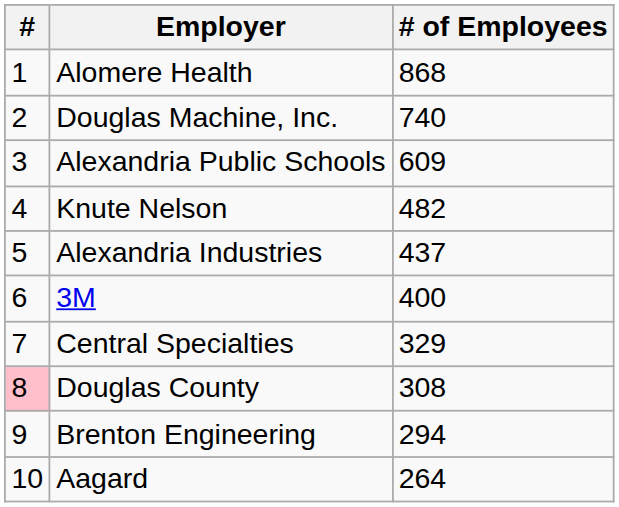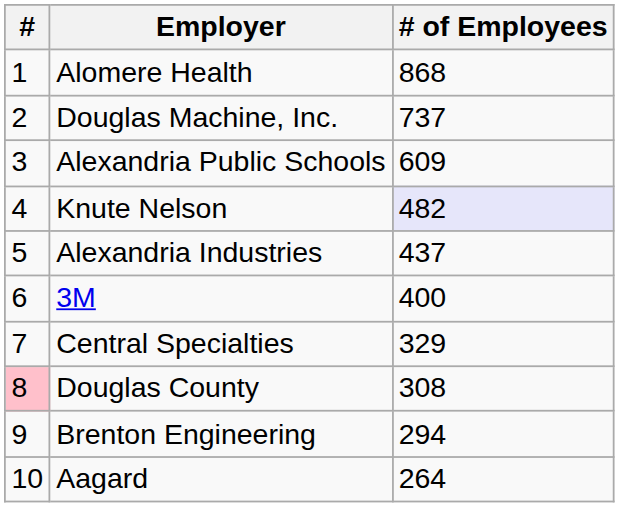(422, 117) 740 -> (422, 117) 737
(422, 207) no background -> (422, 207) lavender background
